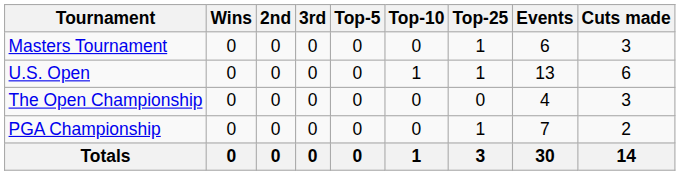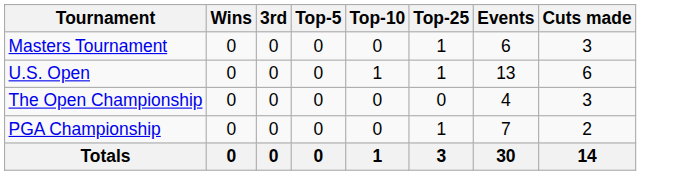- column: (276, 18)
